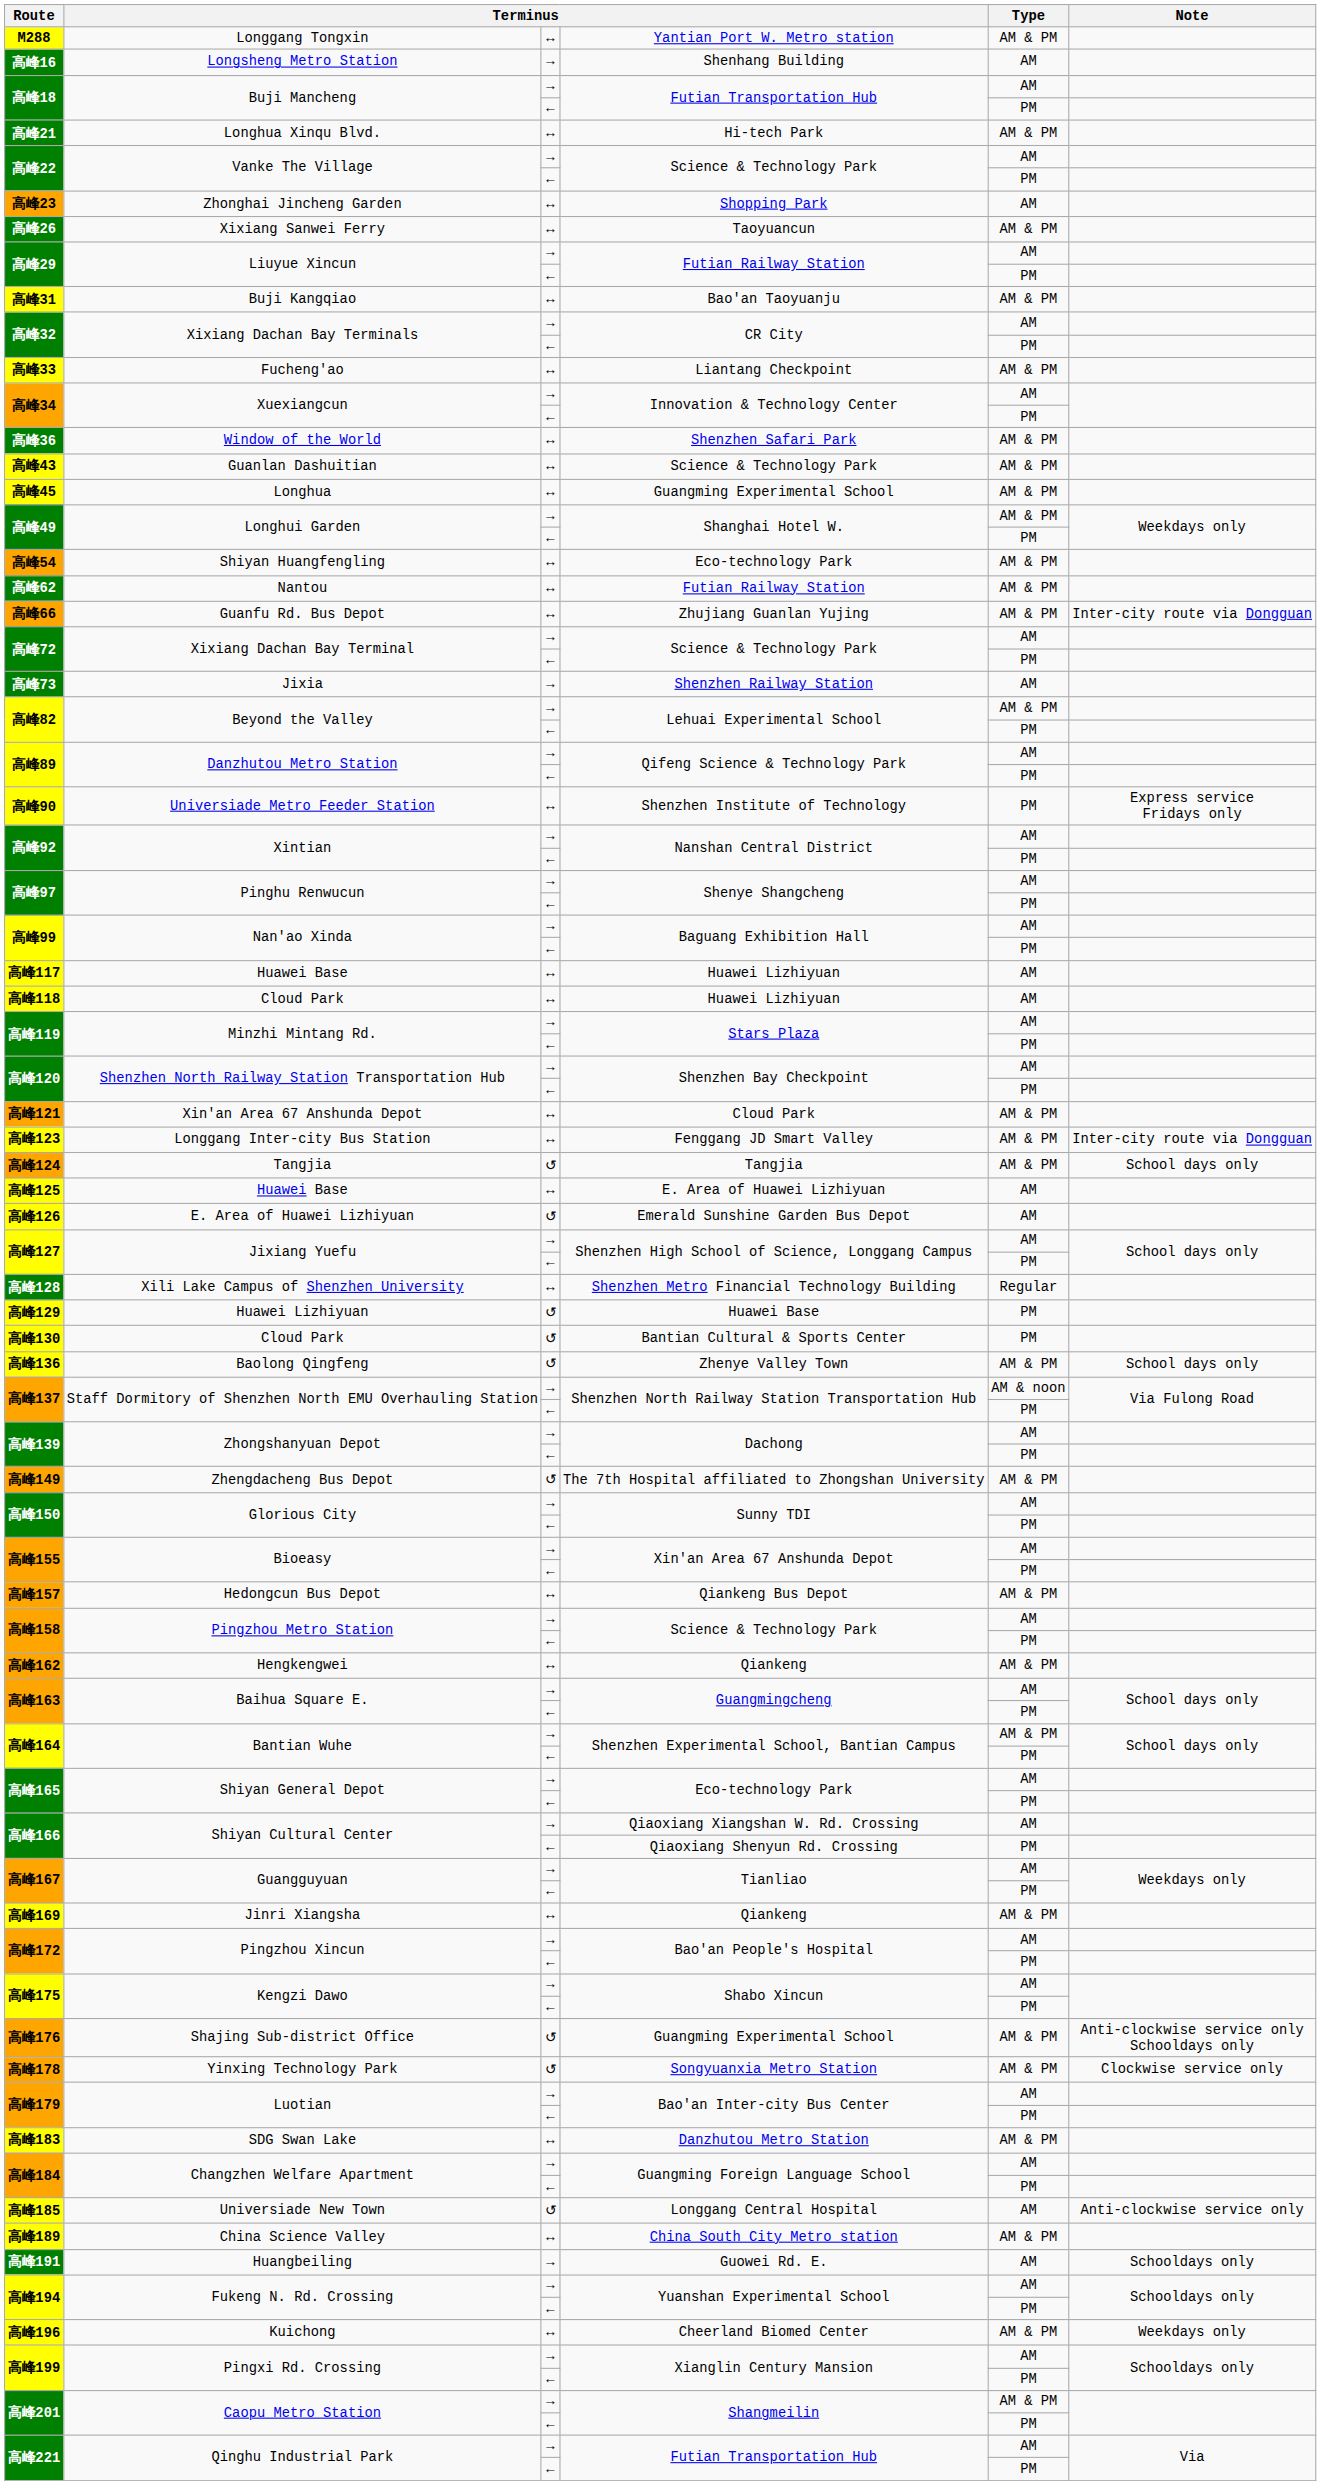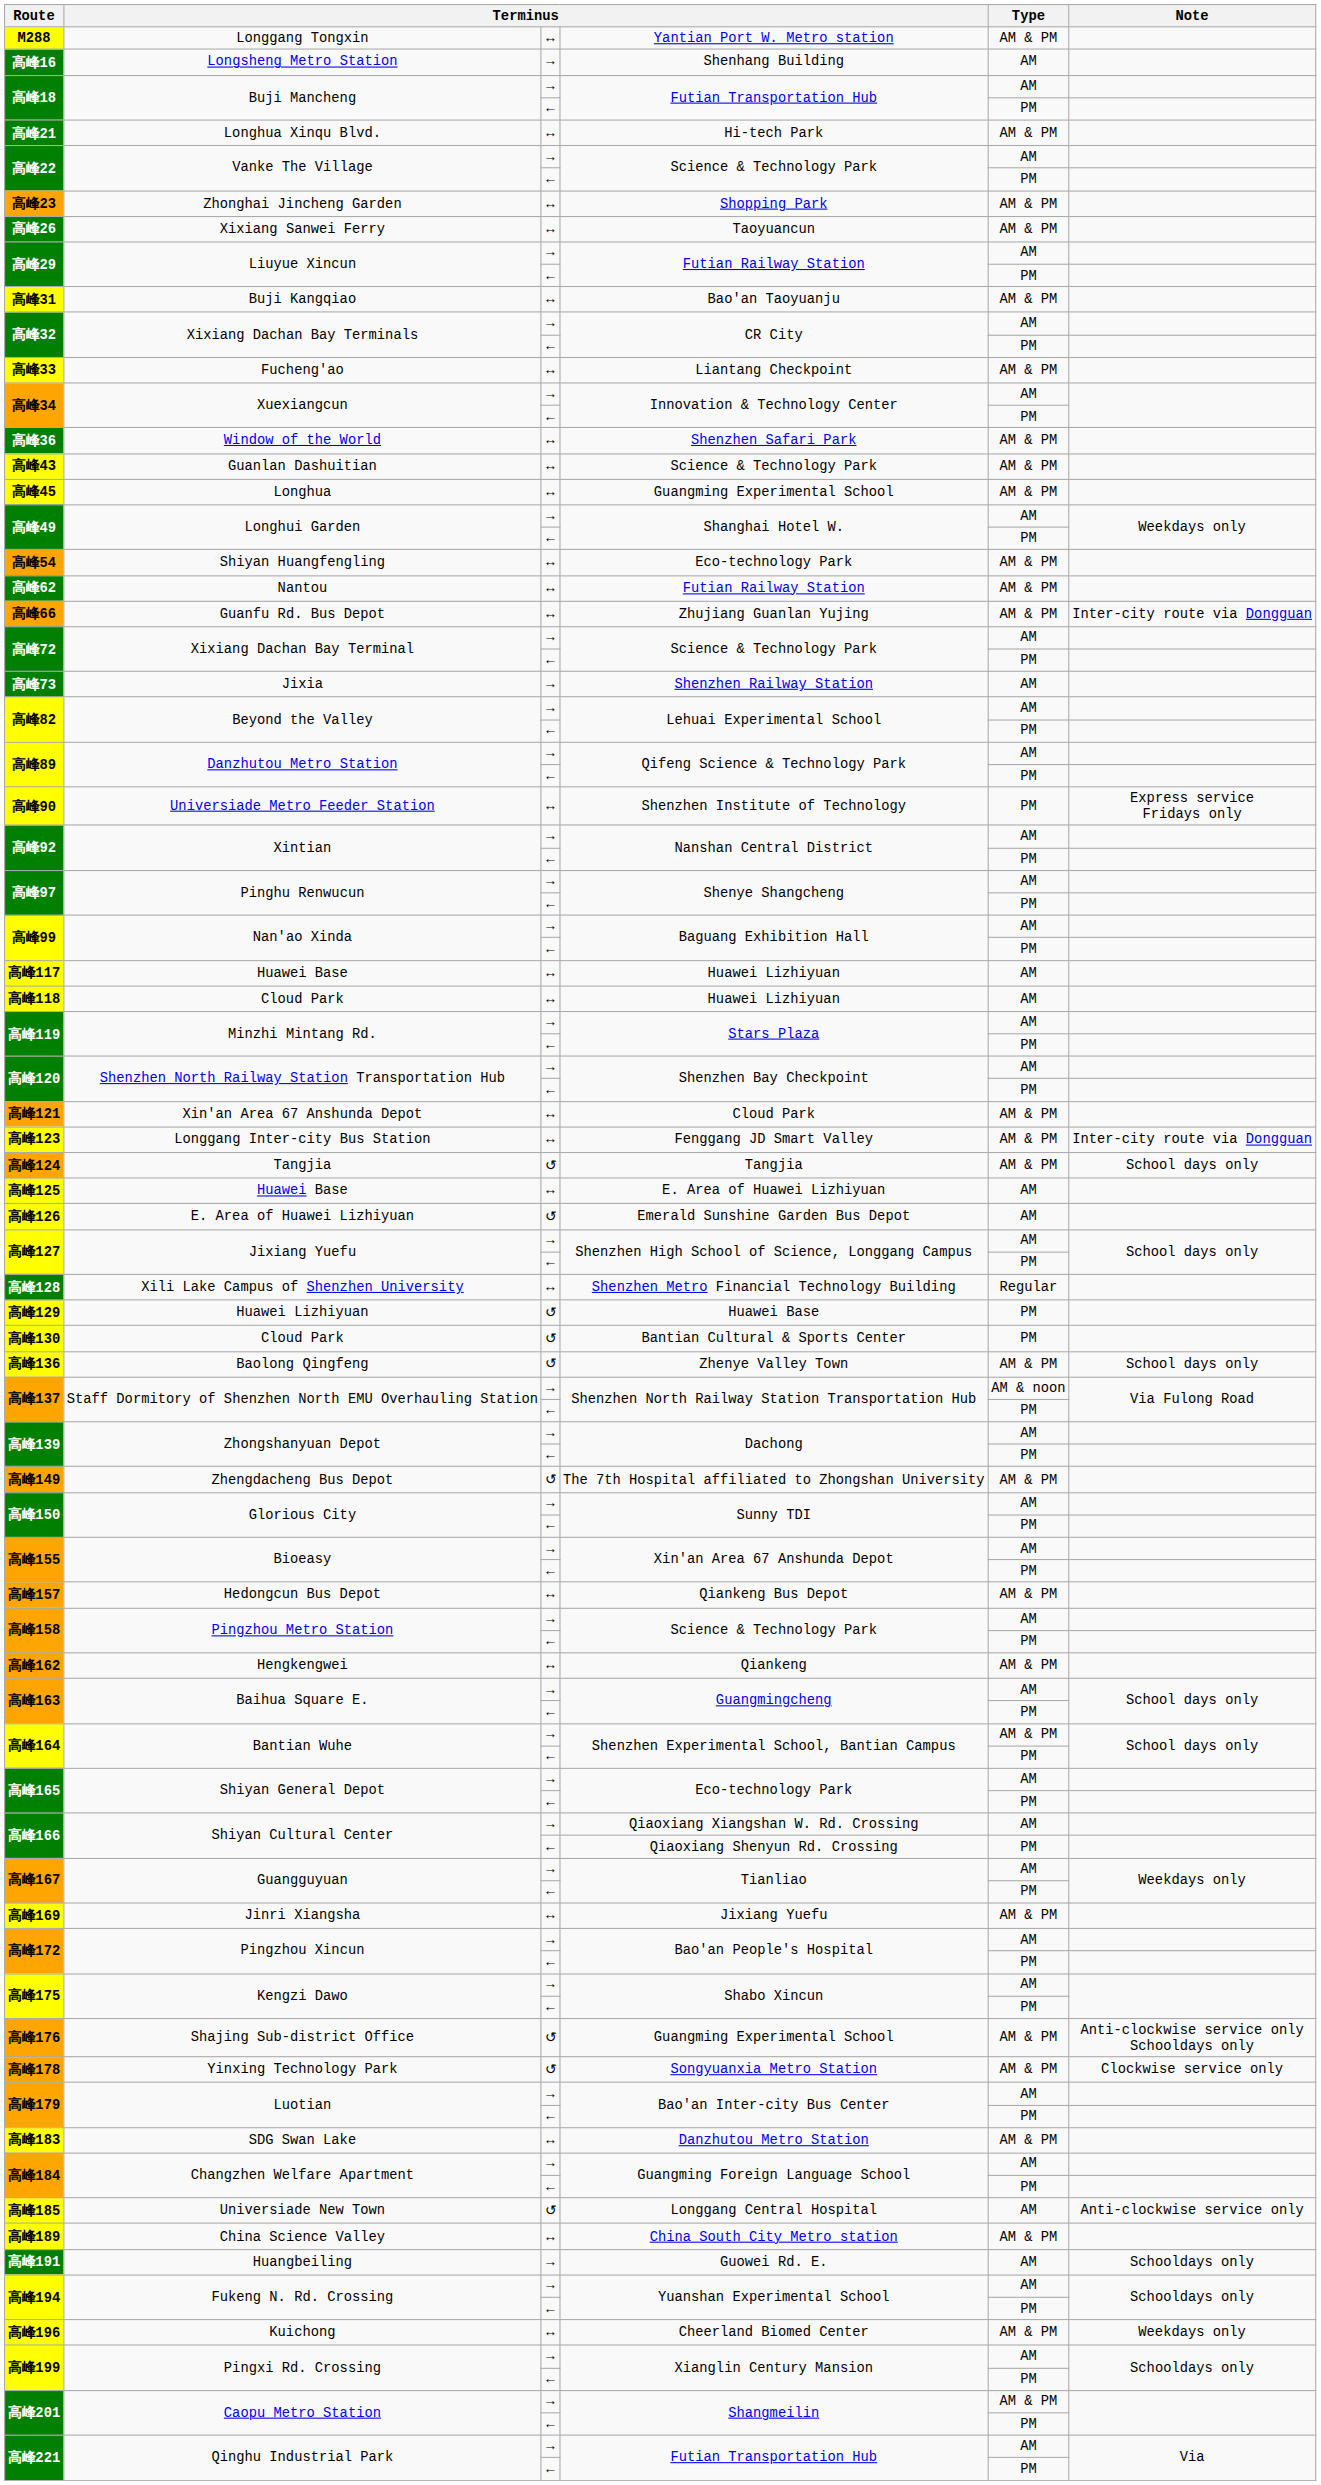(1028, 203) AM -> (1028, 203) AM & PM
(1028, 516) AM & PM -> (1028, 516) AM
(1028, 708) AM & PM -> (1028, 708) AM
(774, 1916) Qiankeng -> (774, 1916) Jixiang Yuefu
